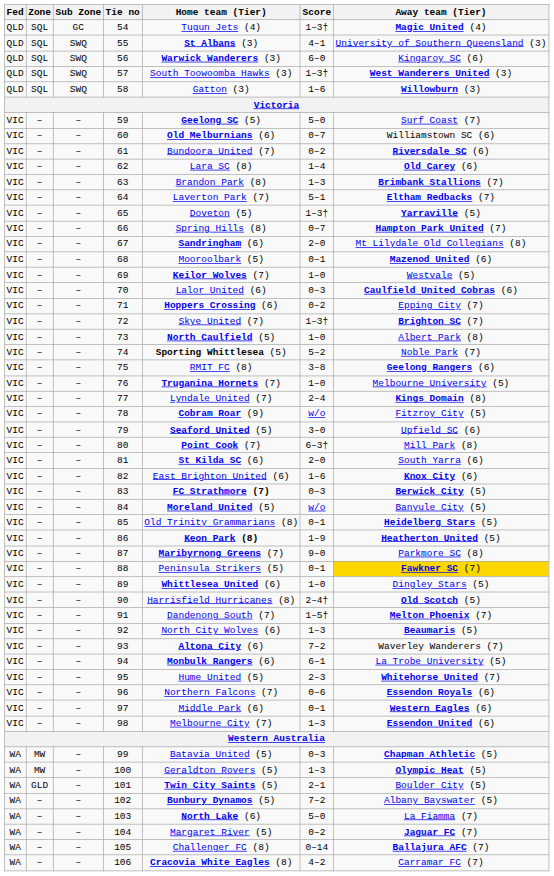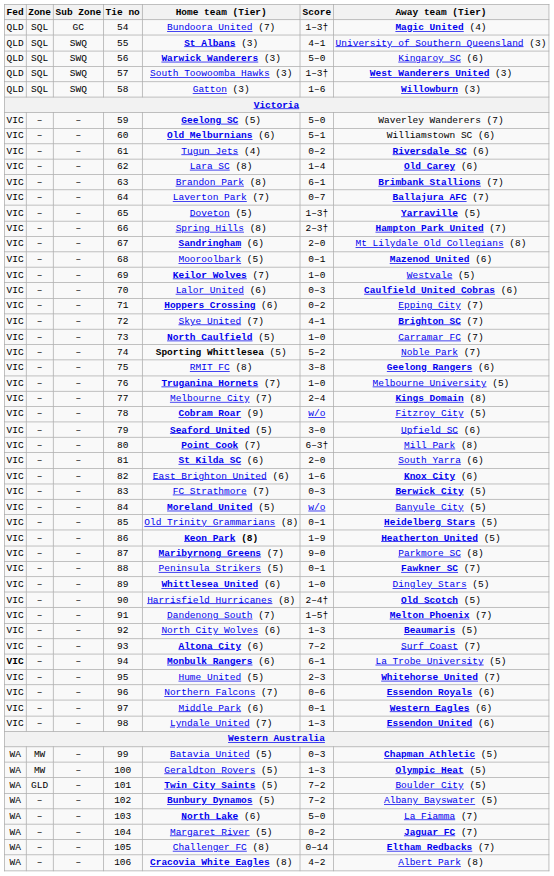(221, 28) Tugun Jets (4) -> (221, 28) Bundoora United (7)
(317, 58) 6–0 -> (317, 58) 5–0
(441, 120) Surf Coast (7) -> (441, 120) Waverley Wanderers (7)
(317, 136) 0–7 -> (317, 136) 5–1
(221, 151) Bundoora United (7) -> (221, 151) Tugun Jets (4)
(317, 182) 1–3 -> (317, 182) 6–1
(317, 198) 5–1 -> (317, 198) 0–7
(441, 198) Eltham Redbacks (7) -> (441, 198) Ballajura AFC (7)
(317, 229) 0–7 -> (317, 229) 2–3†
(317, 321) 1–3† -> (317, 321) 4–1
(441, 337) Albert Park (8) -> (441, 337) Carramar FC (7)
(221, 399) Lyndale United (7) -> (221, 399) Melbourne City (7)
(221, 492) bold -> (221, 492) normal
(441, 569) gold background -> (441, 569) no background
(441, 646) Waverley Wanderers (7) -> (441, 646) Surf Coast (7)
(15, 662) normal -> (15, 662) bold
(221, 724) Melbourne City (7) -> (221, 724) Lyndale United (7)
(317, 785) 2–1 -> (317, 785) 7–2
(441, 847) Ballajura AFC (7) -> (441, 847) Eltham Redbacks (7)
(441, 863) Carramar FC (7) -> (441, 863) Albert Park (8)
